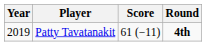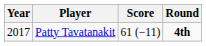(19, 31) 2019 -> (19, 31) 2017
